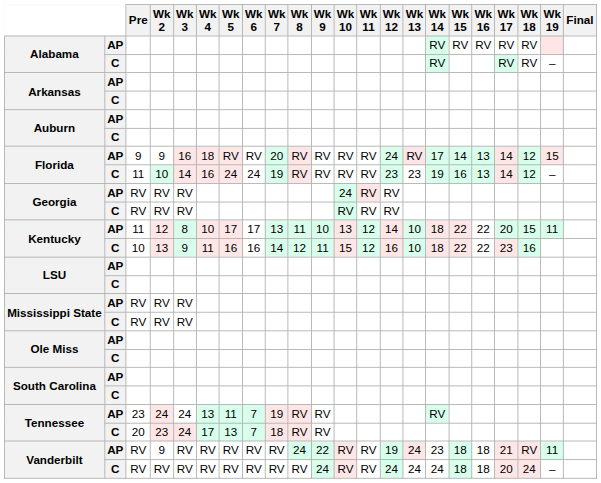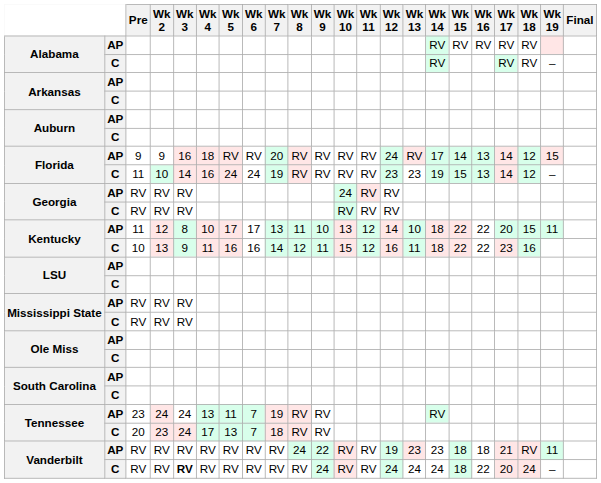(460, 174) 16 -> (460, 174) 15
(414, 248) 10 -> (414, 248) 11
(162, 451) 9 -> (162, 451) RV
(414, 451) 24 -> (414, 451) 23
(185, 469) normal -> (185, 469) bold
(483, 469) 18 -> (483, 469) 22
